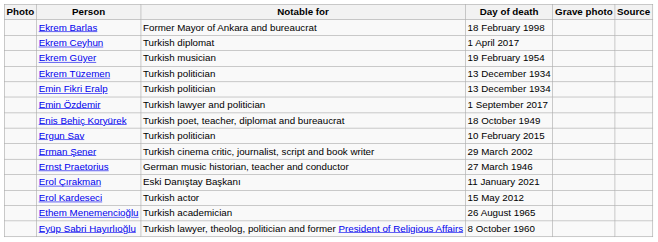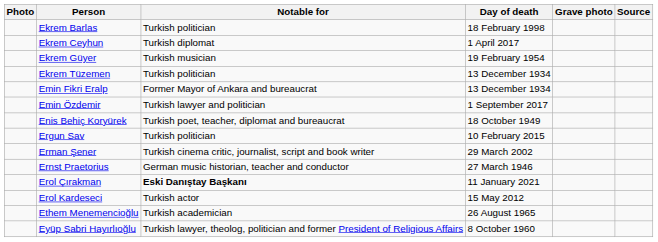(230, 27) Former Mayor of Ankara and bureaucrat -> (179, 27) Turkish politician
(179, 89) Turkish politician -> (230, 89) Former Mayor of Ankara and bureaucrat
(192, 182) normal -> (195, 182) bold
